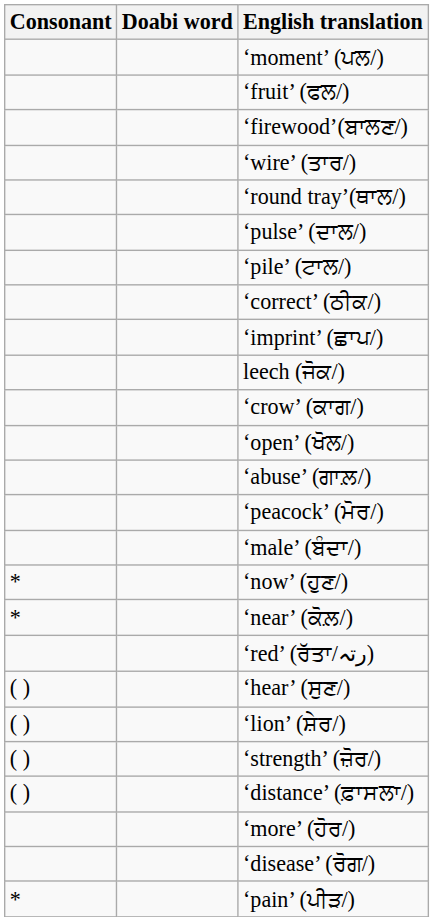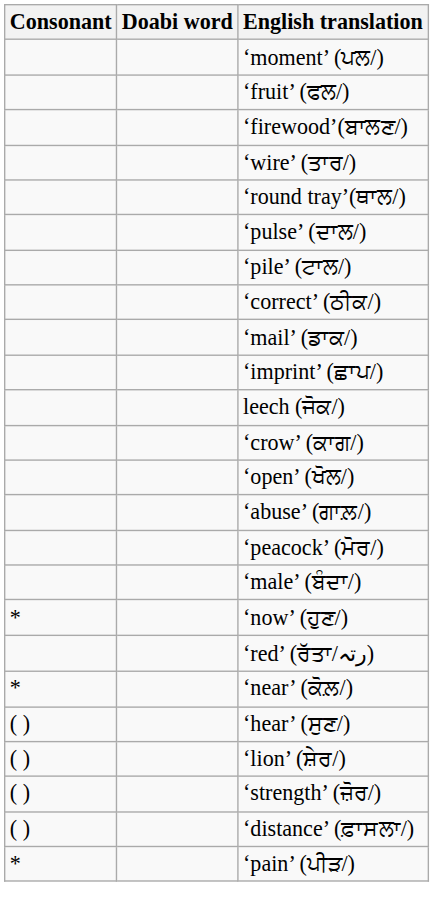+ row: (300, 337)
rows swapped: (309, 653) <-> (298, 617)
- row: (299, 828)
- row: (309, 863)
